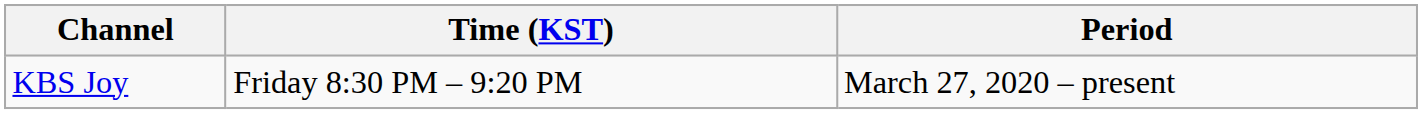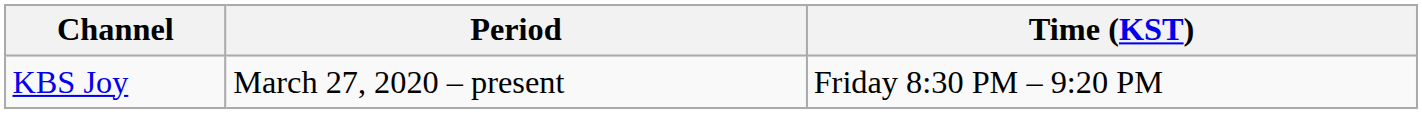columns swapped: (1127, 30) <-> (531, 30)
